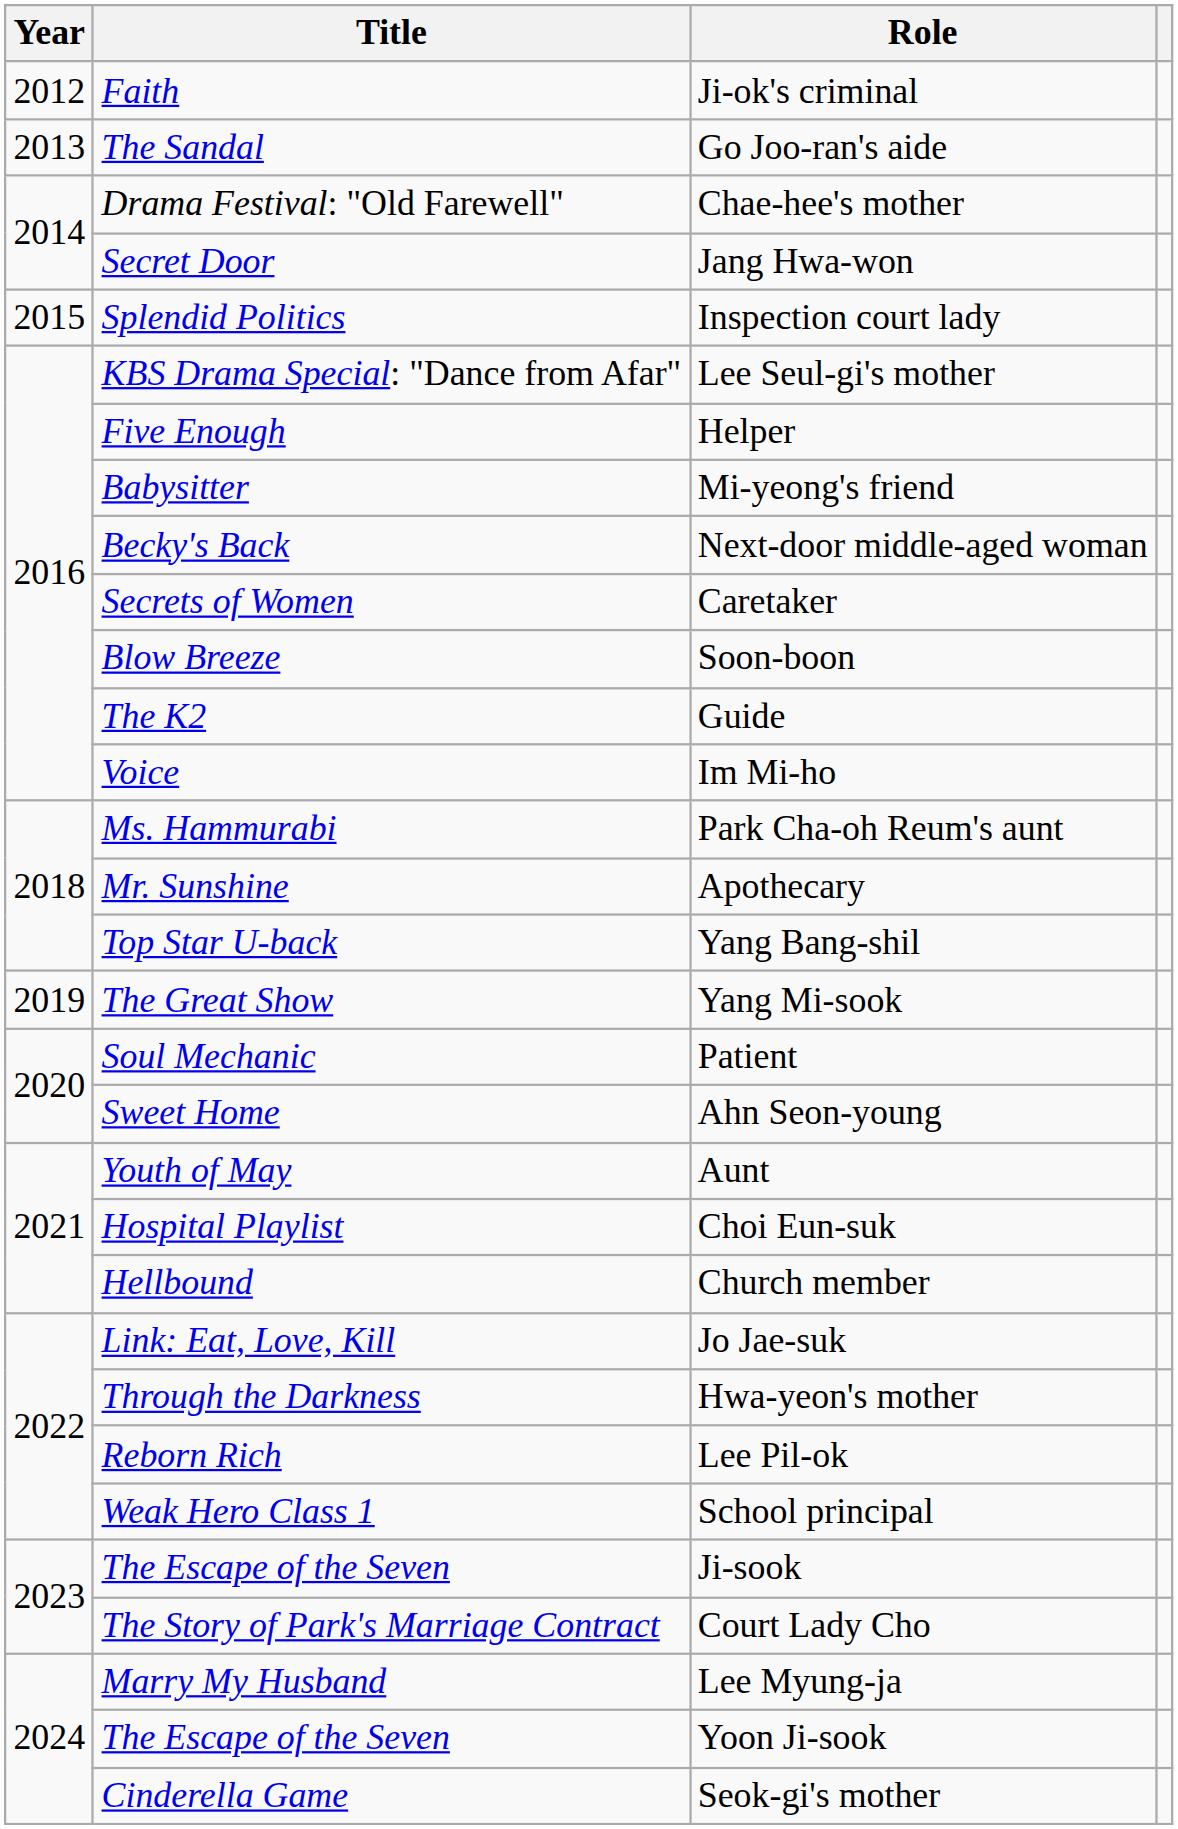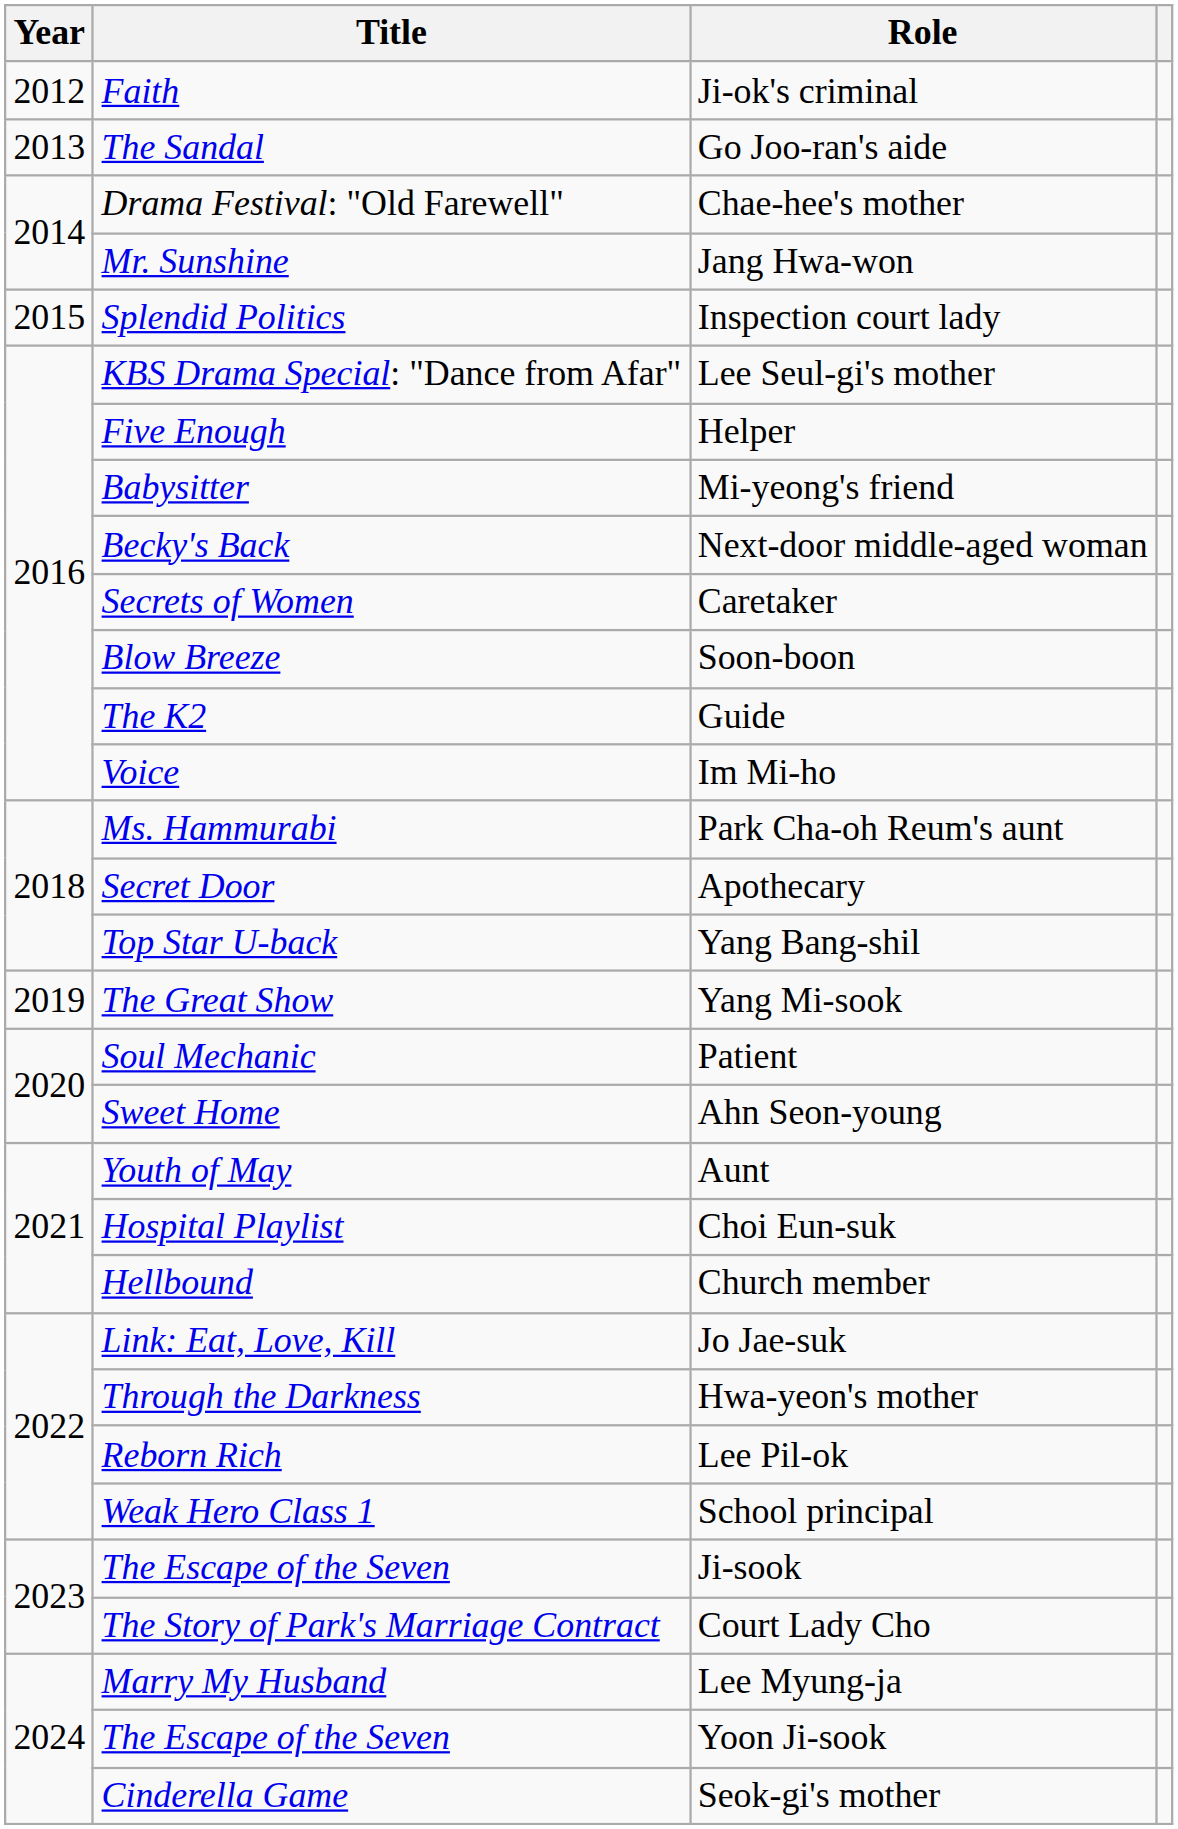(188, 260) Secret Door -> (195, 260) Mr. Sunshine
(195, 885) Mr. Sunshine -> (188, 885) Secret Door
